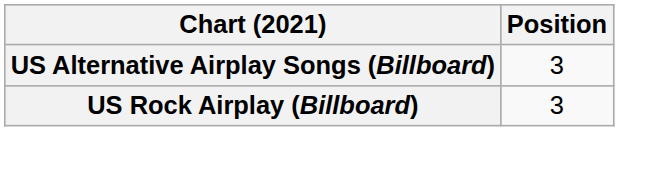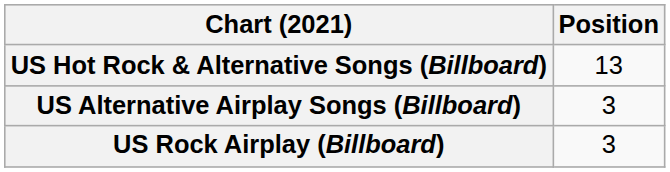+ row: (279, 65)
